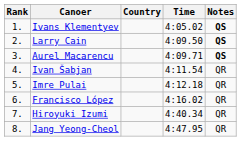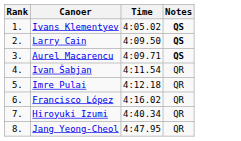- column: (142, 12)
